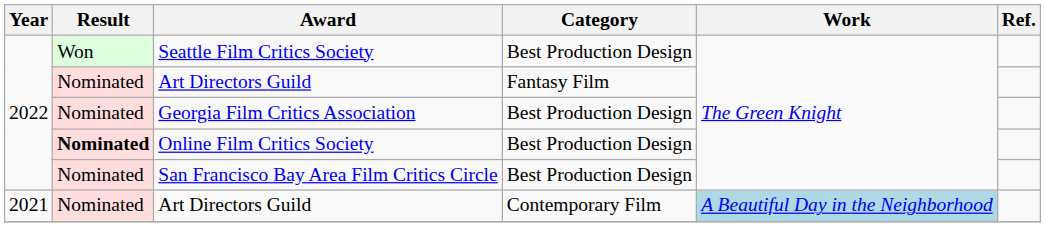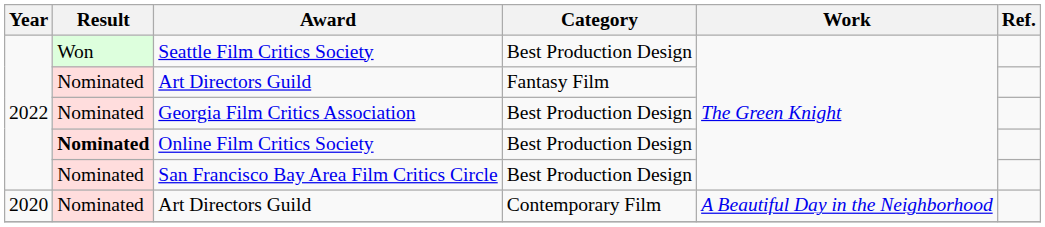(29, 205) 2021 -> (29, 205) 2020
(847, 205) lightblue background -> (847, 205) no background
